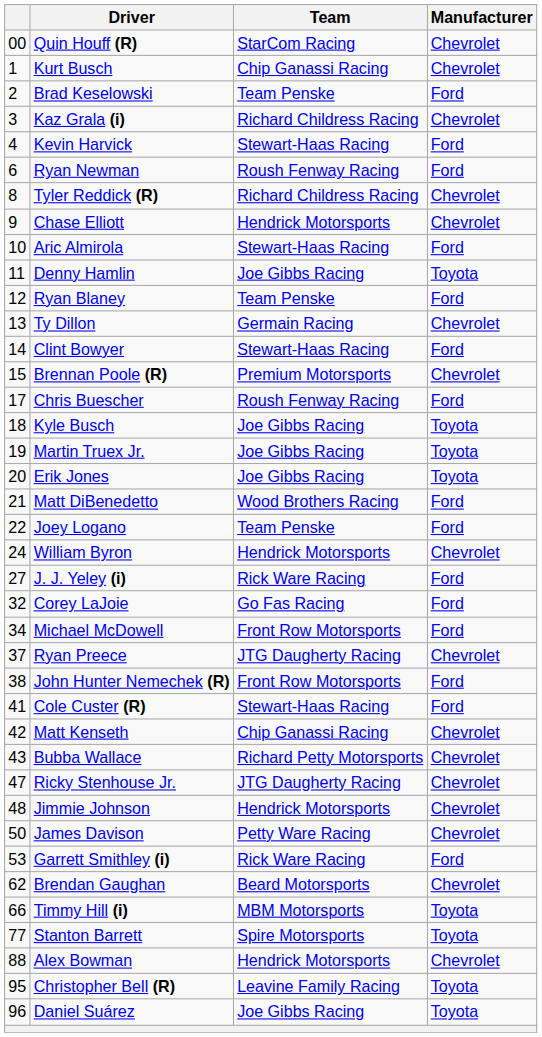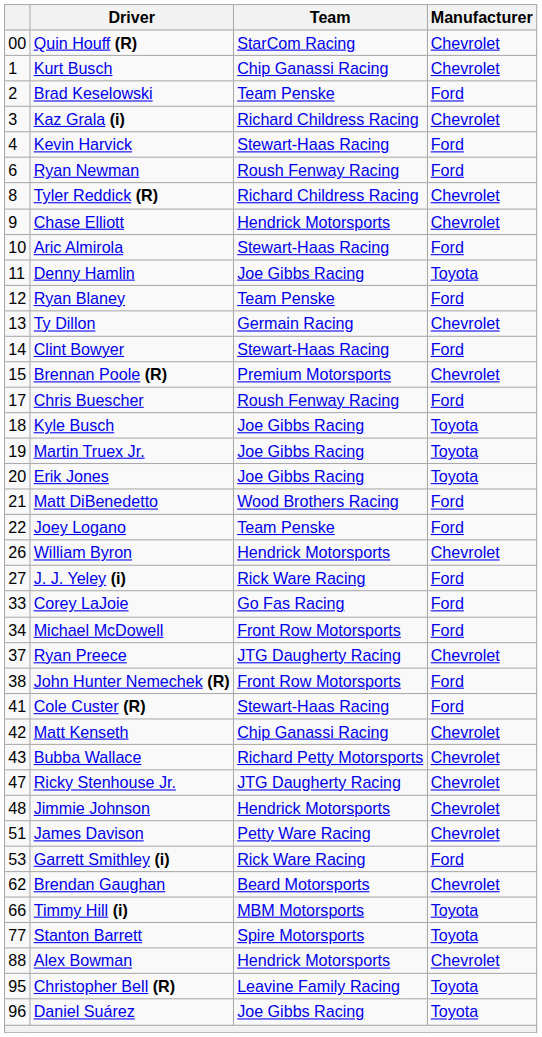(17, 553) 24 -> (17, 553) 26
(17, 604) 32 -> (17, 604) 33
(17, 834) 50 -> (17, 834) 51
